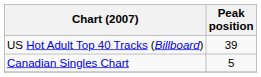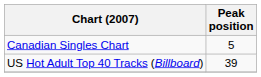rows swapped: (68, 63) <-> (105, 44)
